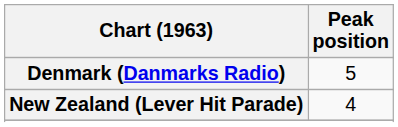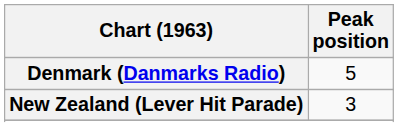(351, 104) 4 -> (351, 104) 3
